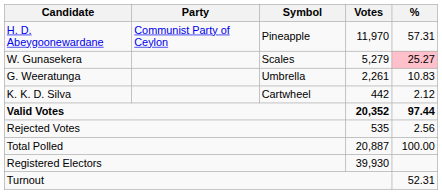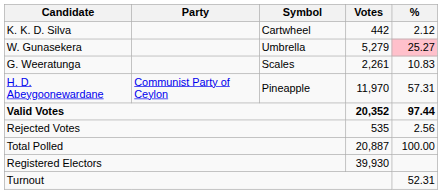rows swapped: (55, 36) <-> (39, 94)
(278, 59) Scales -> (283, 47) Umbrella
(283, 77) Umbrella -> (278, 64) Scales
